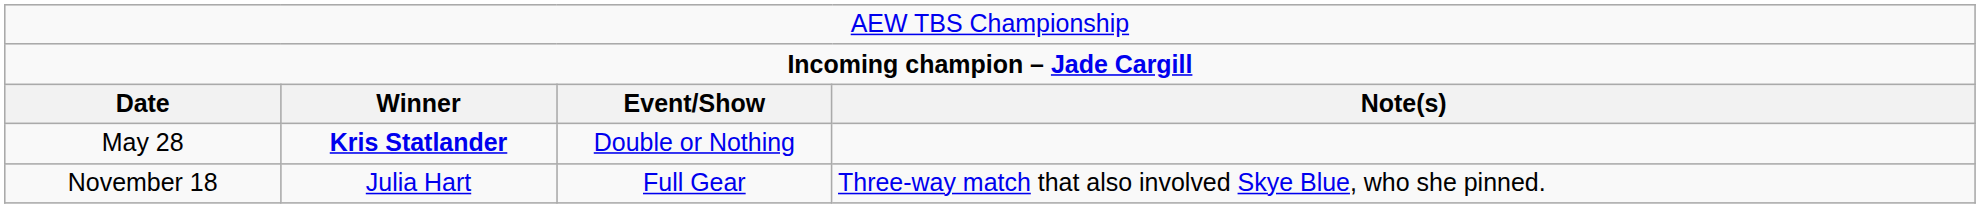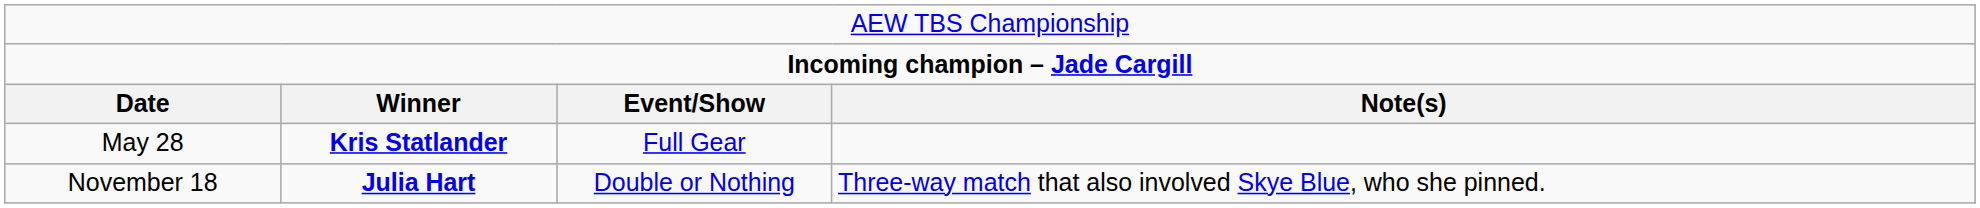(694, 143) Double or Nothing -> (694, 143) Full Gear
(419, 182) normal -> (419, 182) bold
(694, 182) Full Gear -> (694, 182) Double or Nothing
